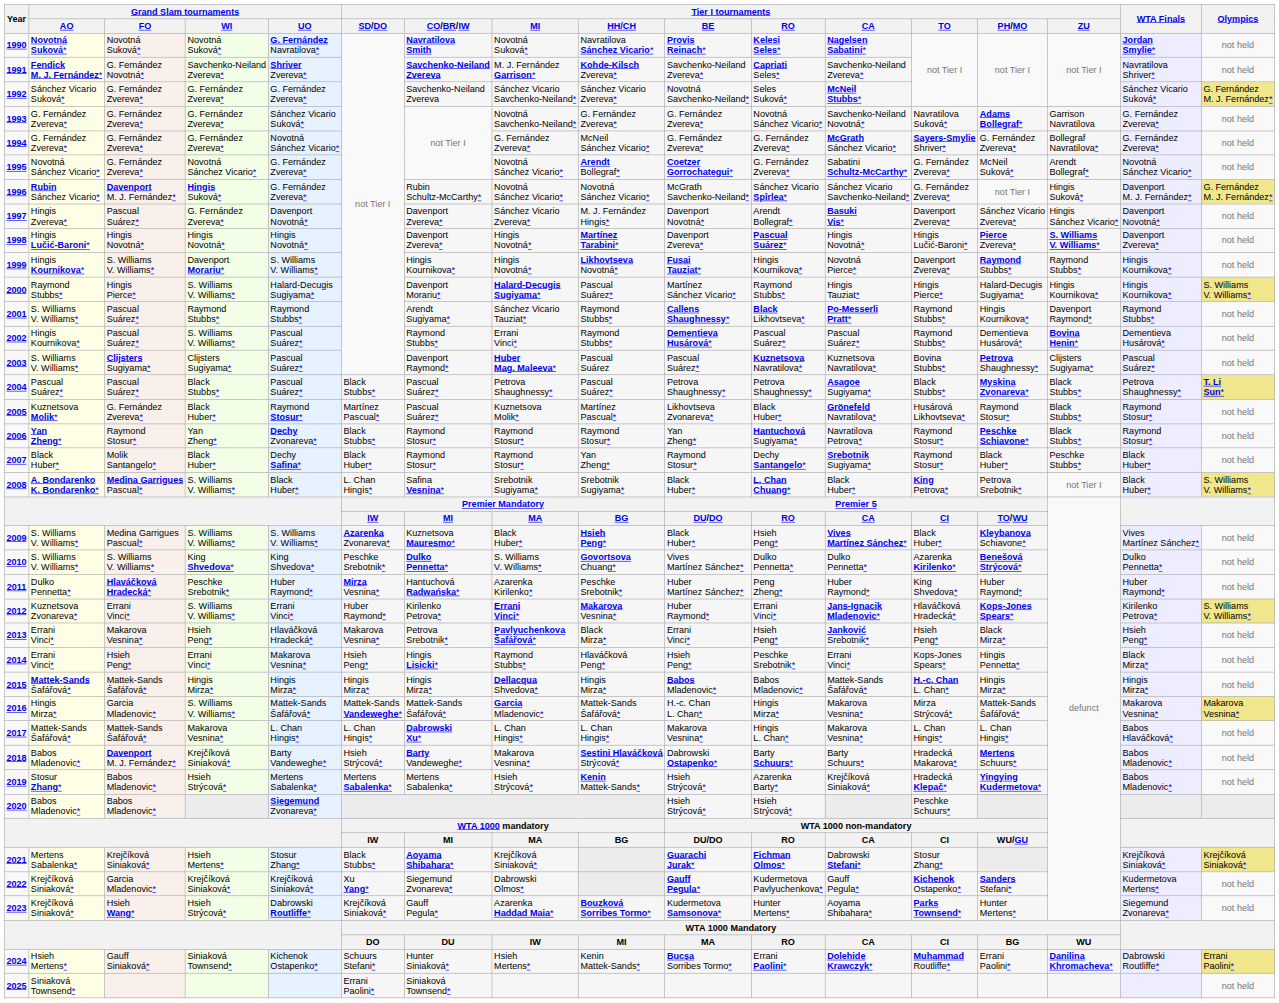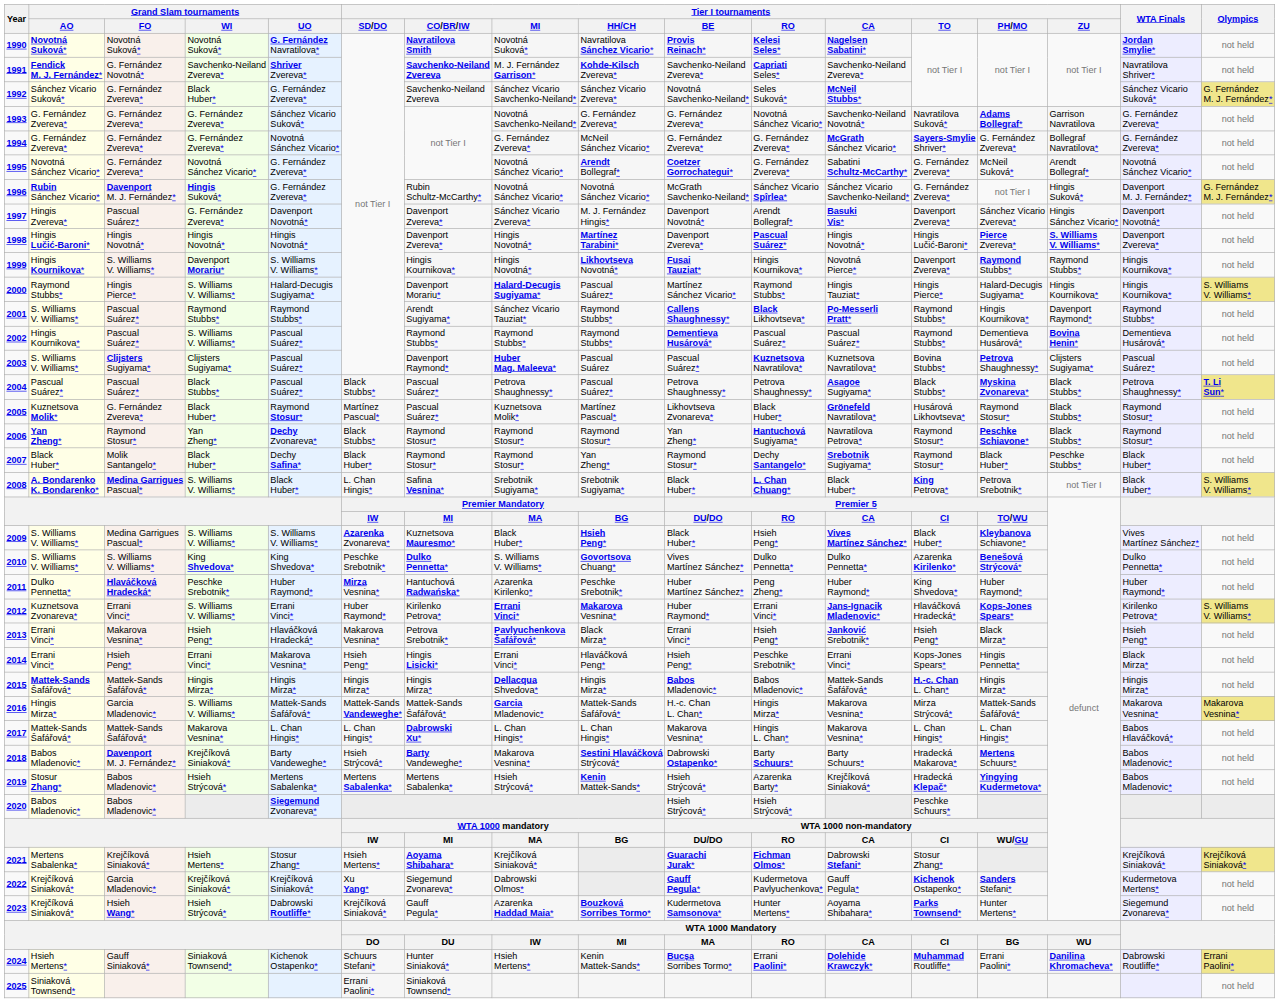(215, 94) G. Fernández Zvereva* -> (202, 94) Black Huber*
(506, 339) Errani Vinci* -> (514, 339) Raymond Stubbs*
(514, 660) Raymond Stubbs* -> (506, 660) Errani Vinci*
(359, 860) Black Stubbs* -> (362, 860) Hsieh Mertens*
